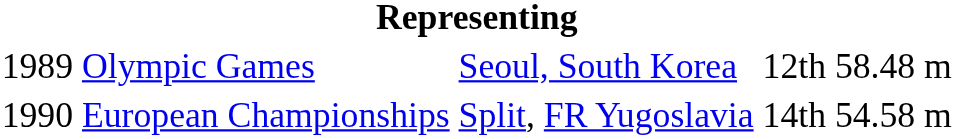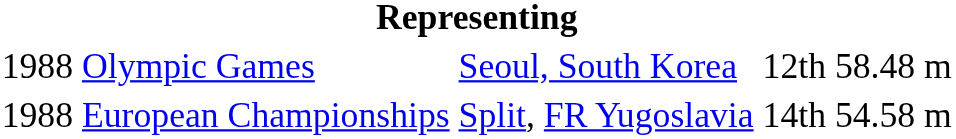(37, 66) 1989 -> (37, 66) 1988
(37, 115) 1990 -> (37, 115) 1988
